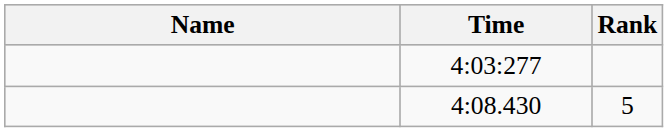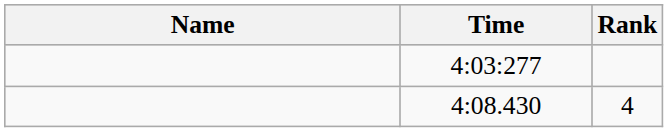(627, 106) 5 -> (627, 106) 4
